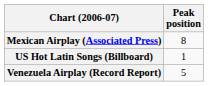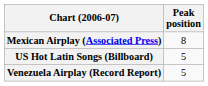(184, 56) 1 -> (184, 56) 5
